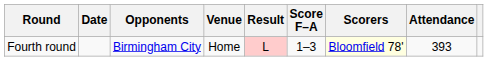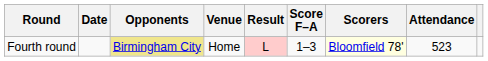(157, 46) no background -> (157, 46) khaki background
(442, 46) 393 -> (442, 46) 523
